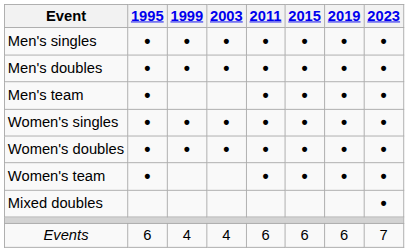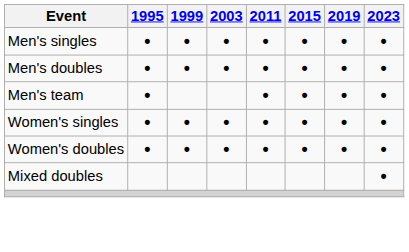- row: (57, 176)
- row: (66, 235)
